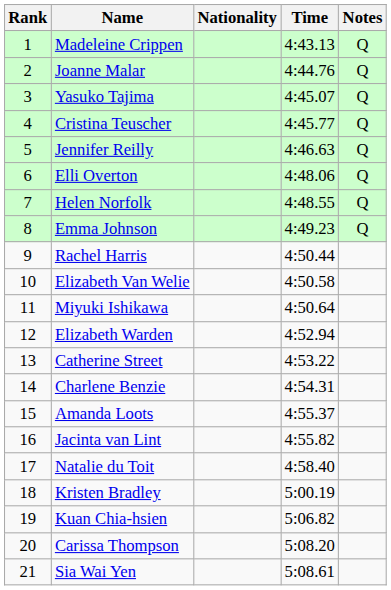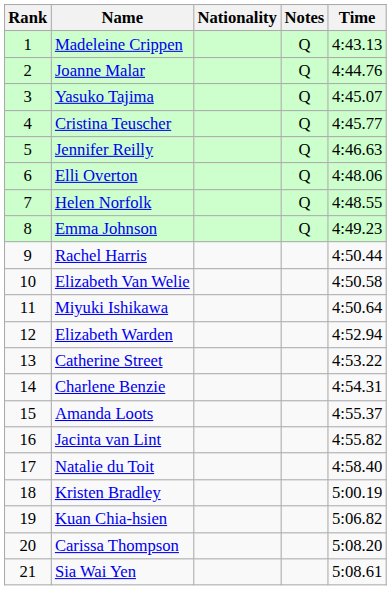columns swapped: (310, 17) <-> (362, 17)
